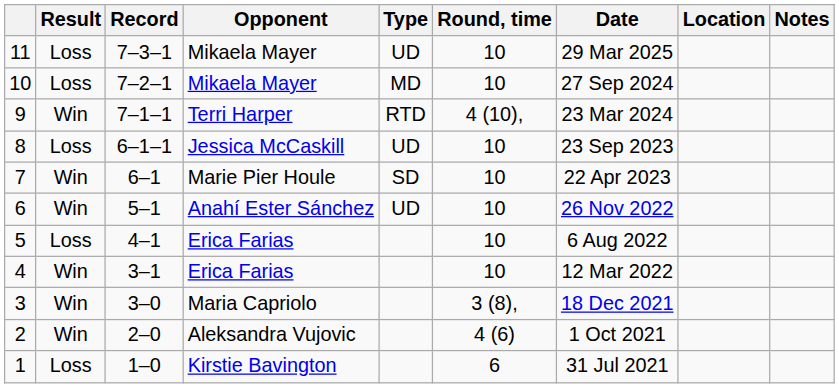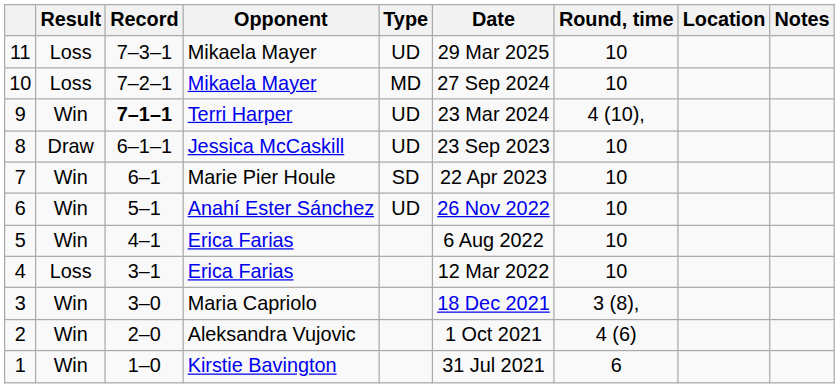columns swapped: (495, 20) <-> (617, 20)
(144, 114) normal -> (144, 114) bold
(406, 114) RTD -> (406, 114) UD
(71, 146) Loss -> (71, 146) Draw
(71, 240) Loss -> (71, 240) Win
(71, 271) Win -> (71, 271) Loss
(71, 366) Loss -> (71, 366) Win
